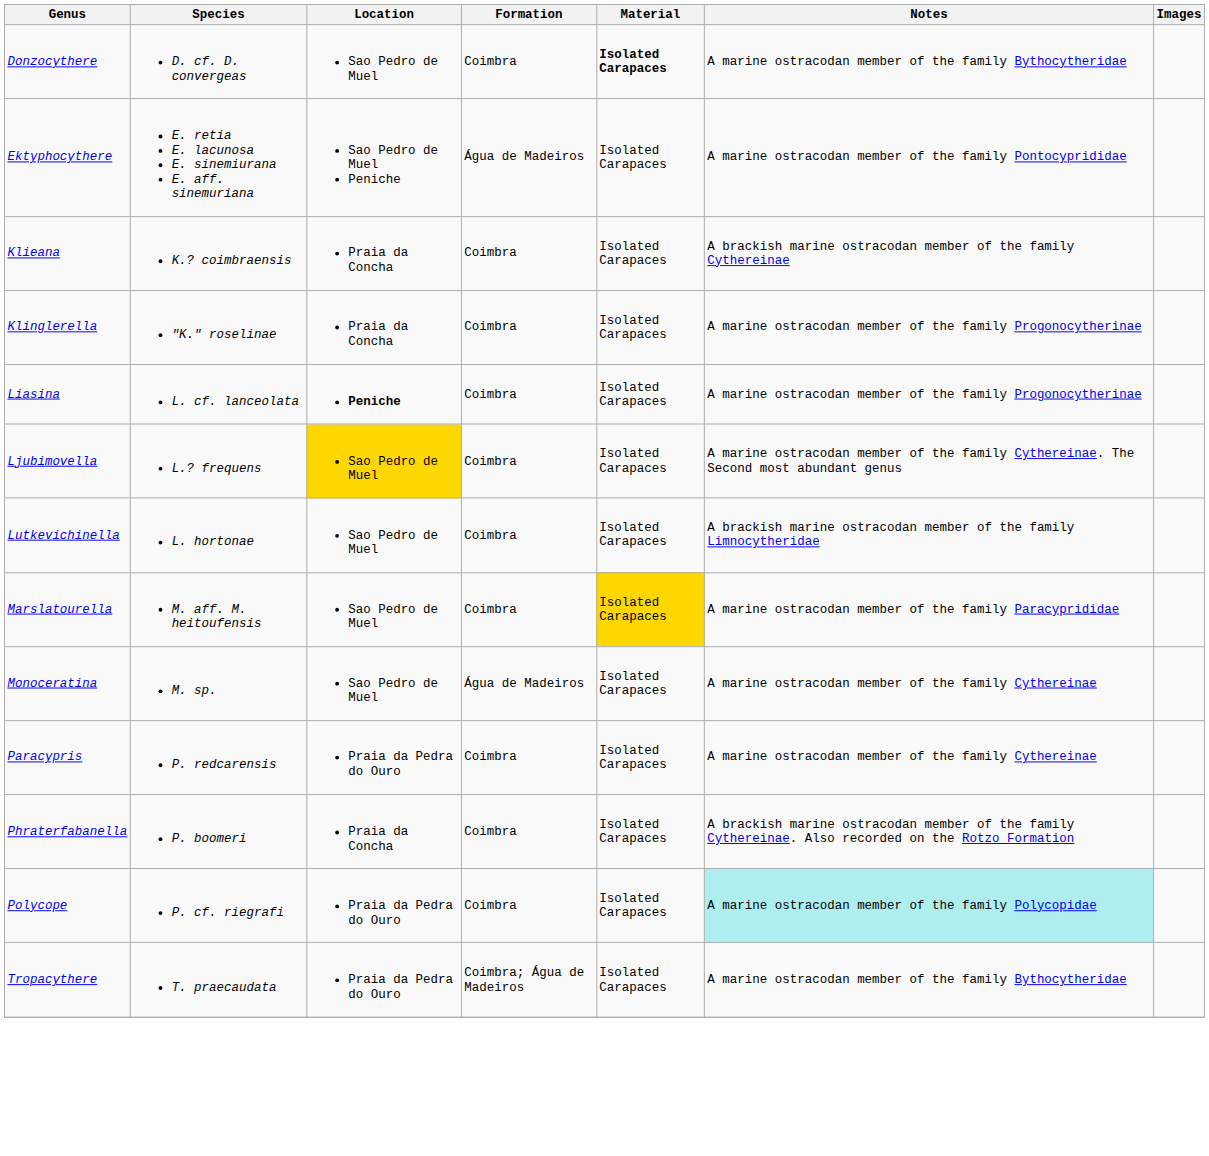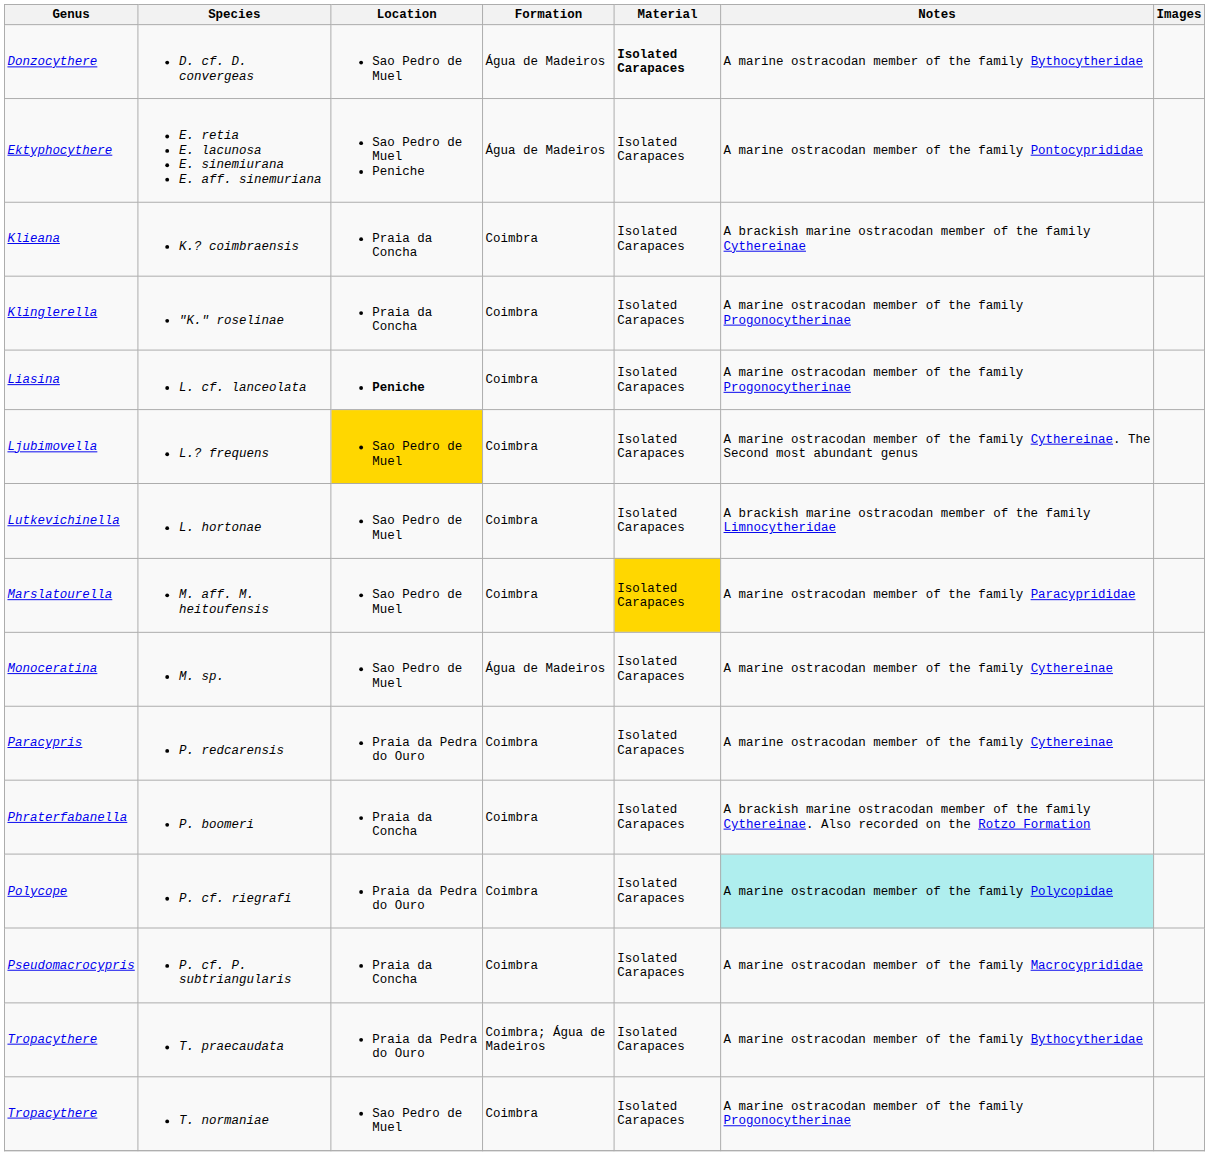(491, 62) Coimbra -> (545, 62) Água de Madeiros
+ row: (234, 973)
+ row: (234, 1121)
